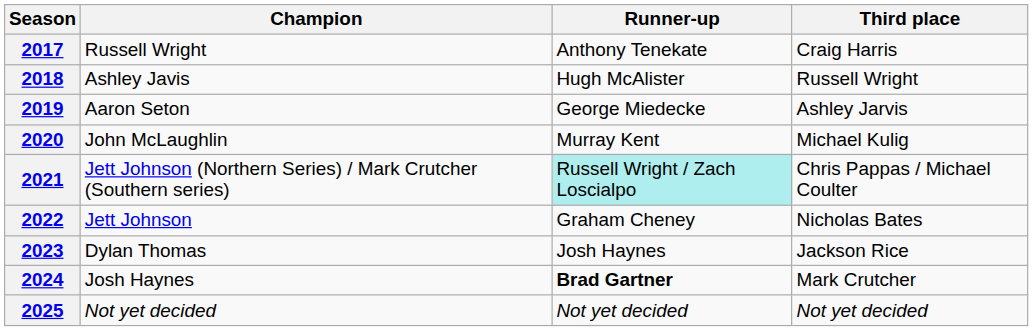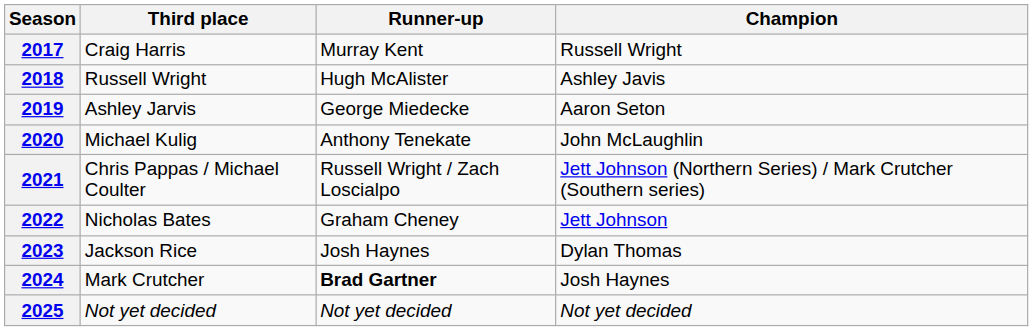columns swapped: (316, 19) <-> (910, 19)
(632, 49) Anthony Tenekate -> (372, 49) Murray Kent
(608, 139) Murray Kent -> (396, 139) Anthony Tenekate
(646, 179) paleturquoise background -> (410, 179) no background
